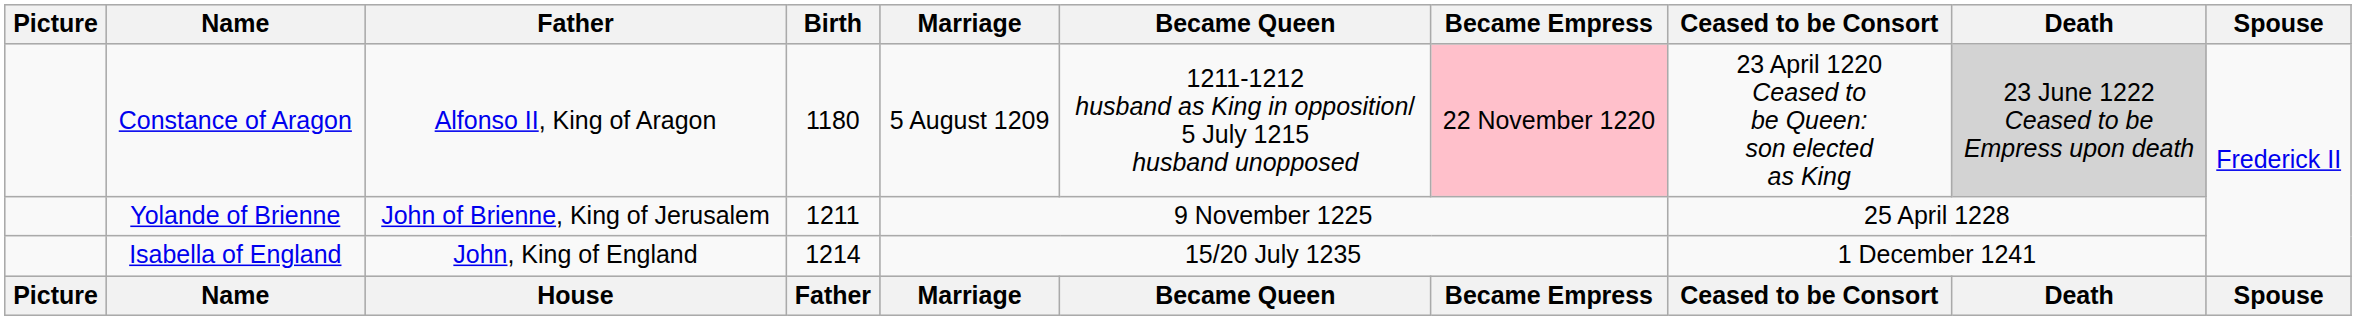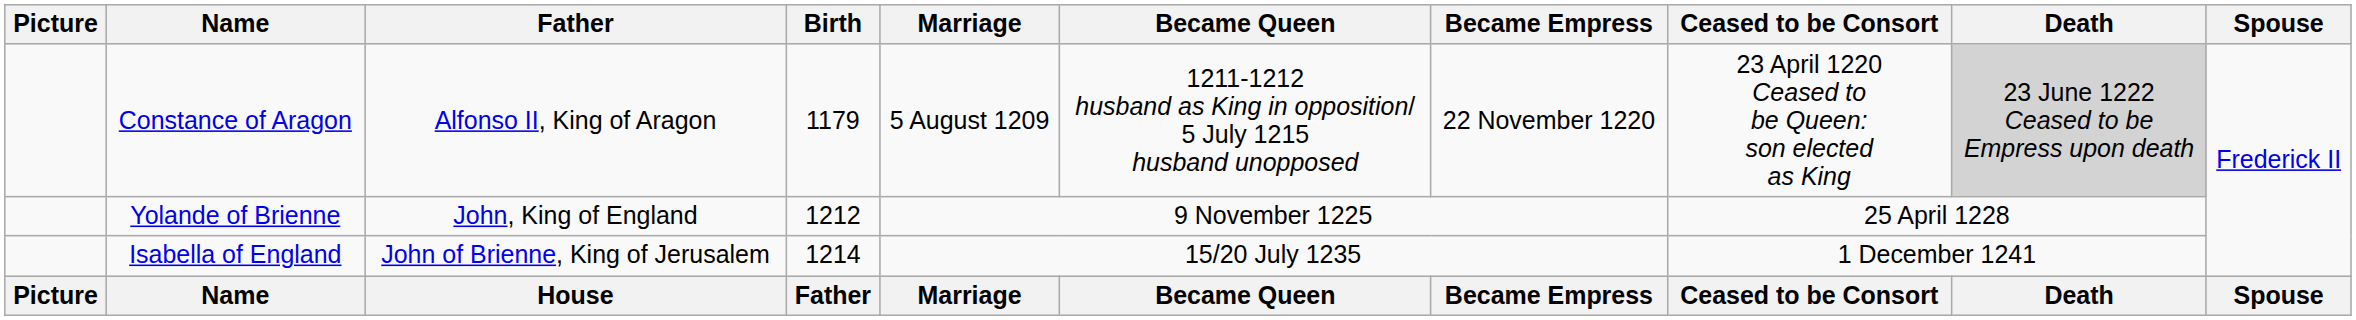(833, 120) 1180 -> (833, 120) 1179
(1549, 120) pink background -> (1549, 120) no background
(575, 215) John of Brienne, King of Jerusalem -> (575, 215) John, King of England
(833, 215) 1211 -> (833, 215) 1212
(575, 255) John, King of England -> (575, 255) John of Brienne, King of Jerusalem
